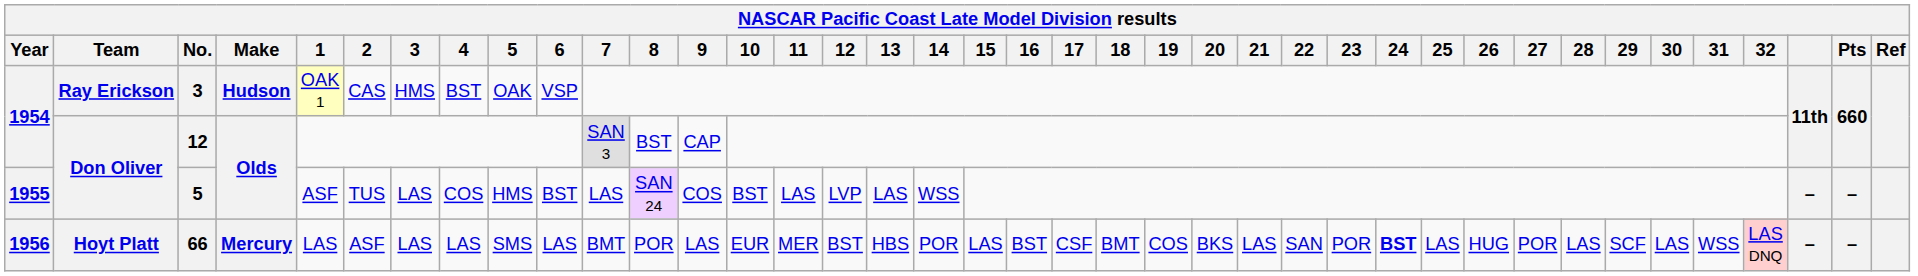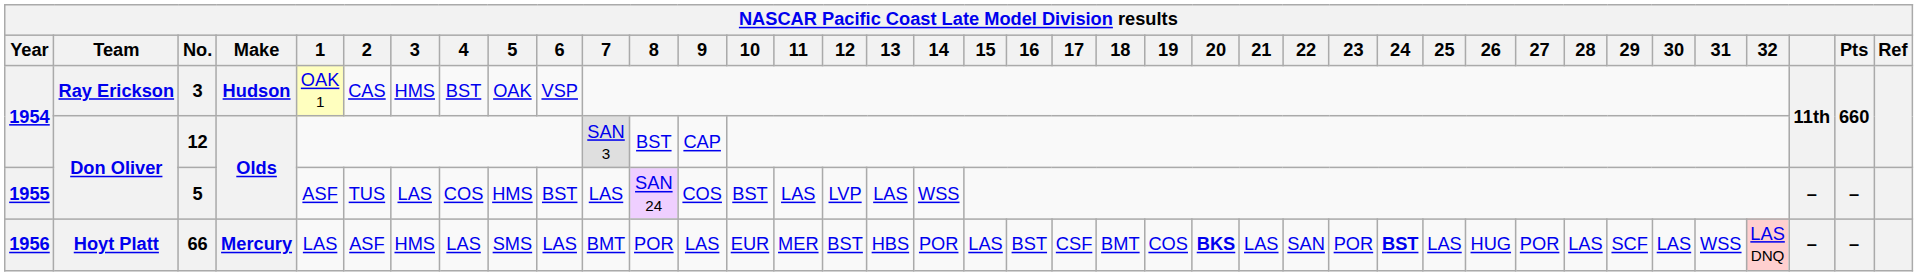(415, 245) LAS -> (415, 245) HMS
(1215, 245) normal -> (1216, 245) bold
